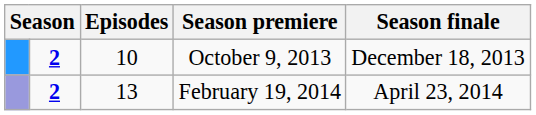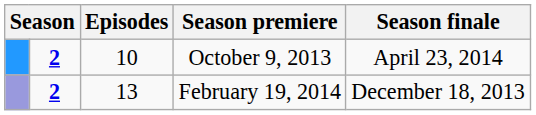(438, 57) December 18, 2013 -> (438, 57) April 23, 2014
(438, 92) April 23, 2014 -> (438, 92) December 18, 2013
